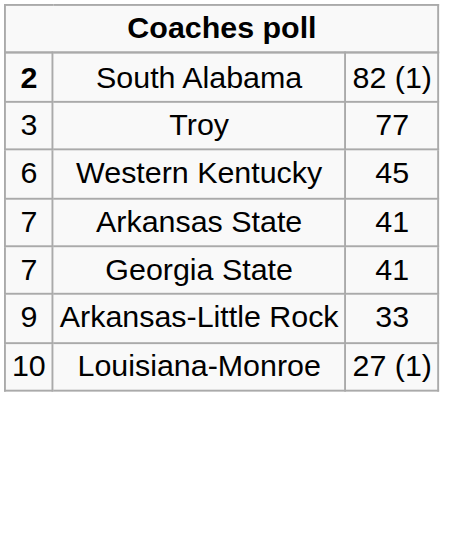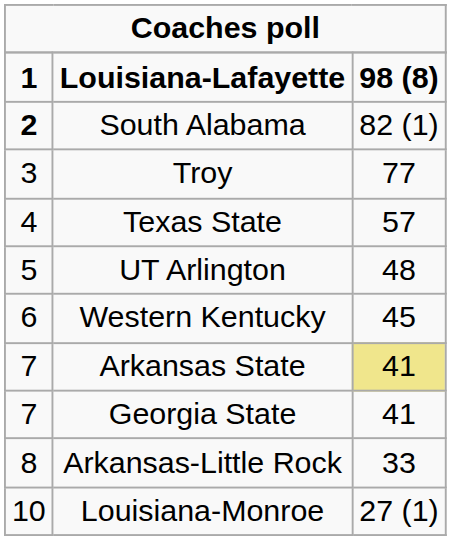+ row: (203, 76)
+ row: (203, 221)
+ row: (203, 269)
(392, 221) no background -> (399, 366) khaki background
(29, 317) 9 -> (29, 462) 8
